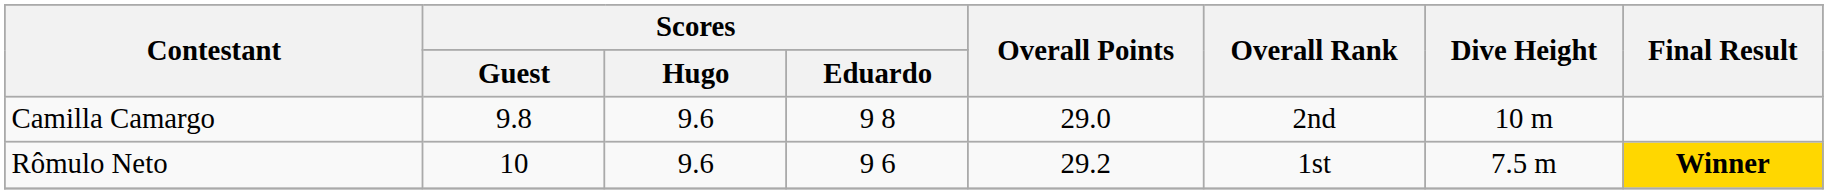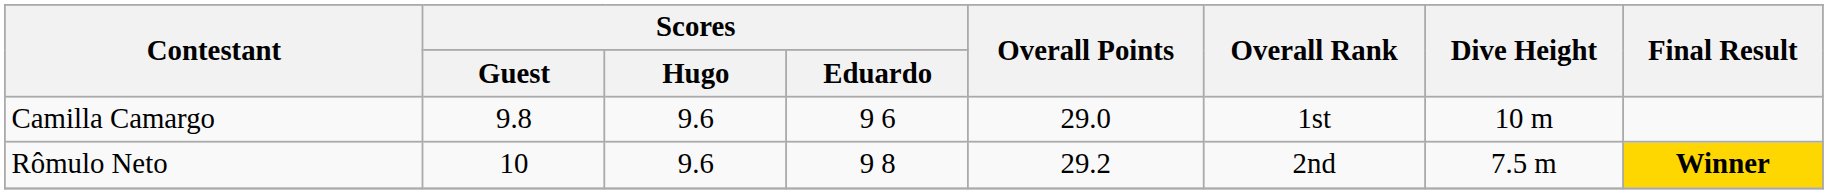(878, 118) 9 8 -> (878, 118) 9 6
(1314, 118) 2nd -> (1314, 118) 1st
(878, 164) 9 6 -> (878, 164) 9 8
(1314, 164) 1st -> (1314, 164) 2nd
